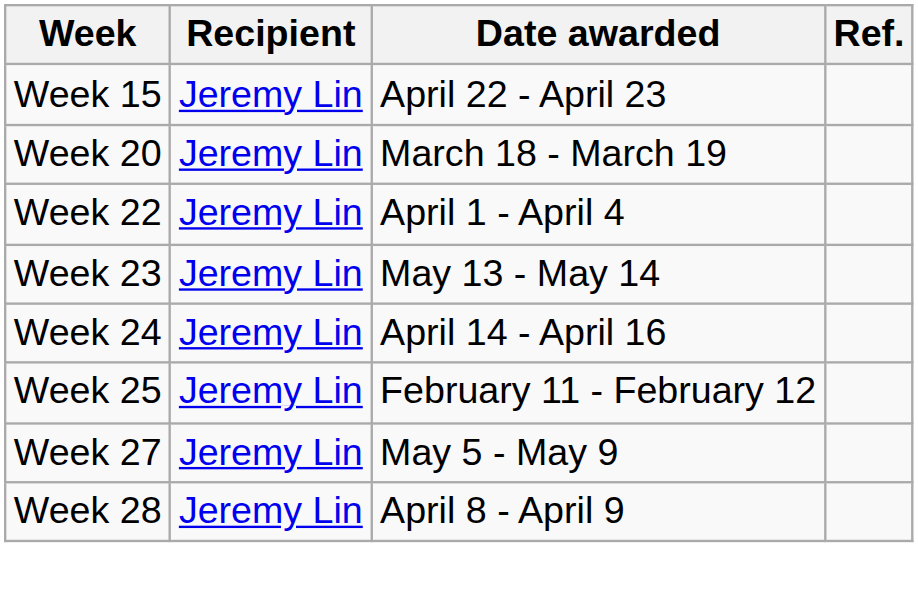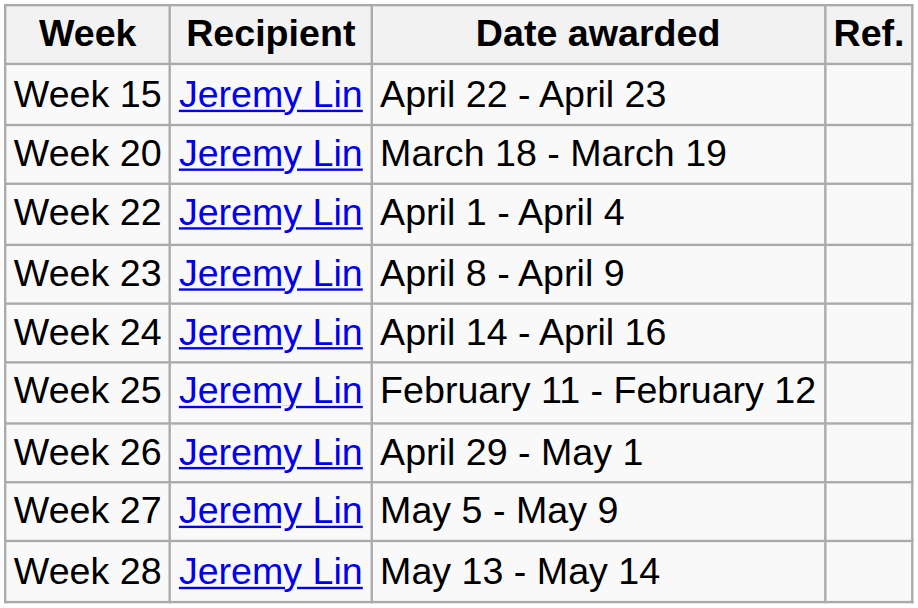(520, 272) May 13 - May 14 -> (502, 272) April 8 - April 9
+ row: (88, 451)
(502, 511) April 8 - April 9 -> (520, 570) May 13 - May 14
